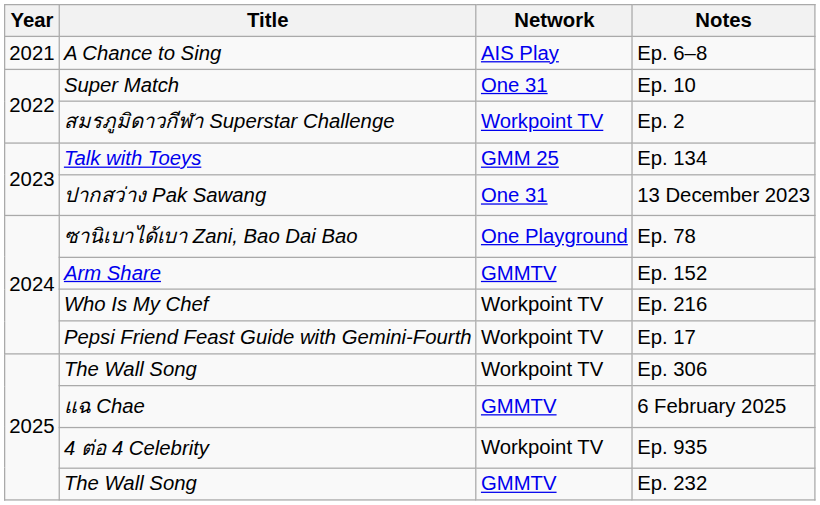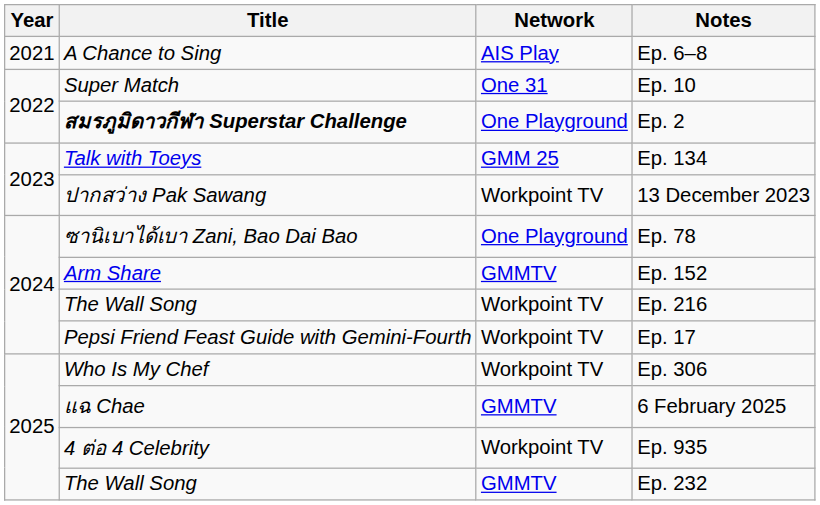(229, 122) normal -> (235, 122) bold
(542, 121) Workpoint TV -> (554, 121) One Playground
(514, 195) One 31 -> (542, 195) Workpoint TV
(136, 305) Who Is My Chef -> (130, 305) The Wall Song
(130, 369) The Wall Song -> (136, 369) Who Is My Chef
